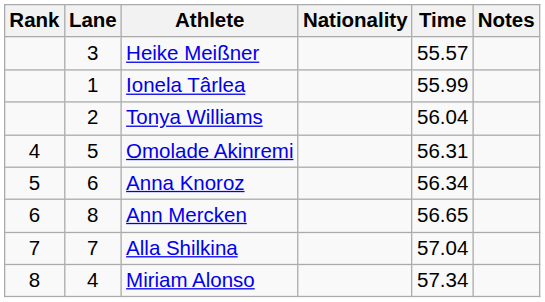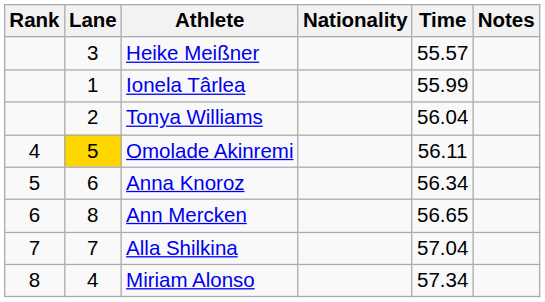(93, 150) no background -> (93, 150) gold background
(443, 150) 56.31 -> (443, 150) 56.11
